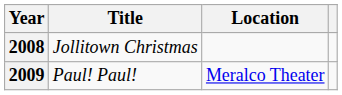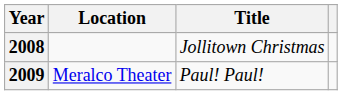columns swapped: (125, 18) <-> (265, 18)
